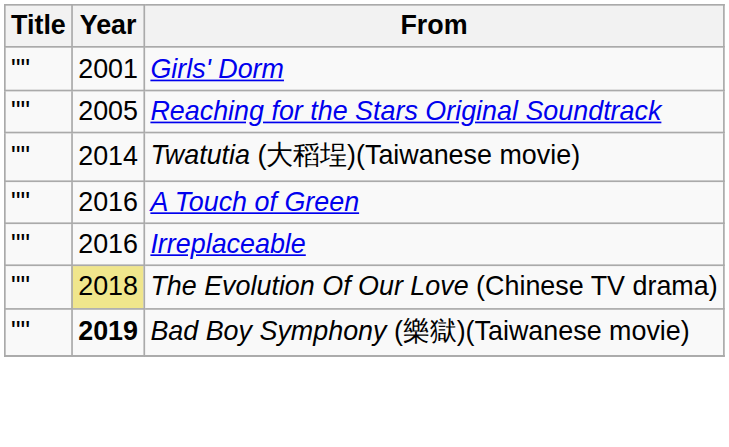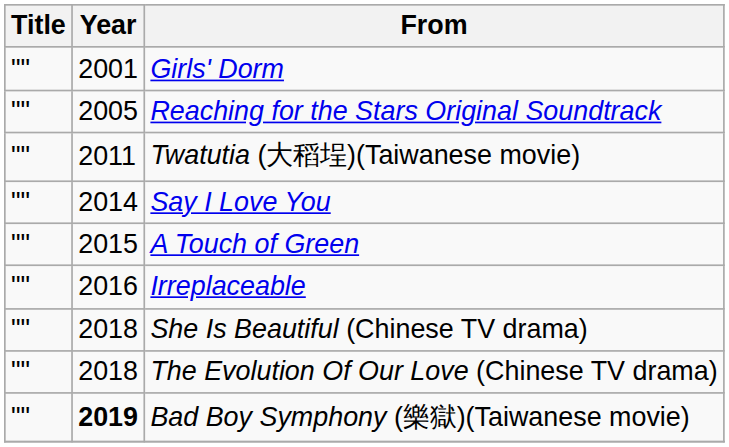(108, 156) 2014 -> (107, 156) 2011
+ row: (241, 201)
(108, 201) 2016 -> (108, 244) 2015
+ row: (369, 329)
(108, 286) khaki background -> (108, 371) no background
